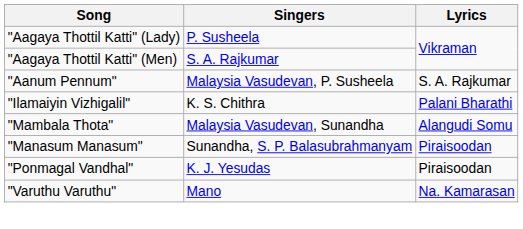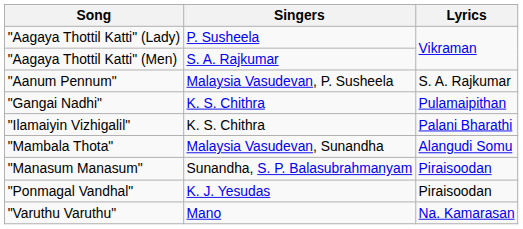+ row: (55, 103)
